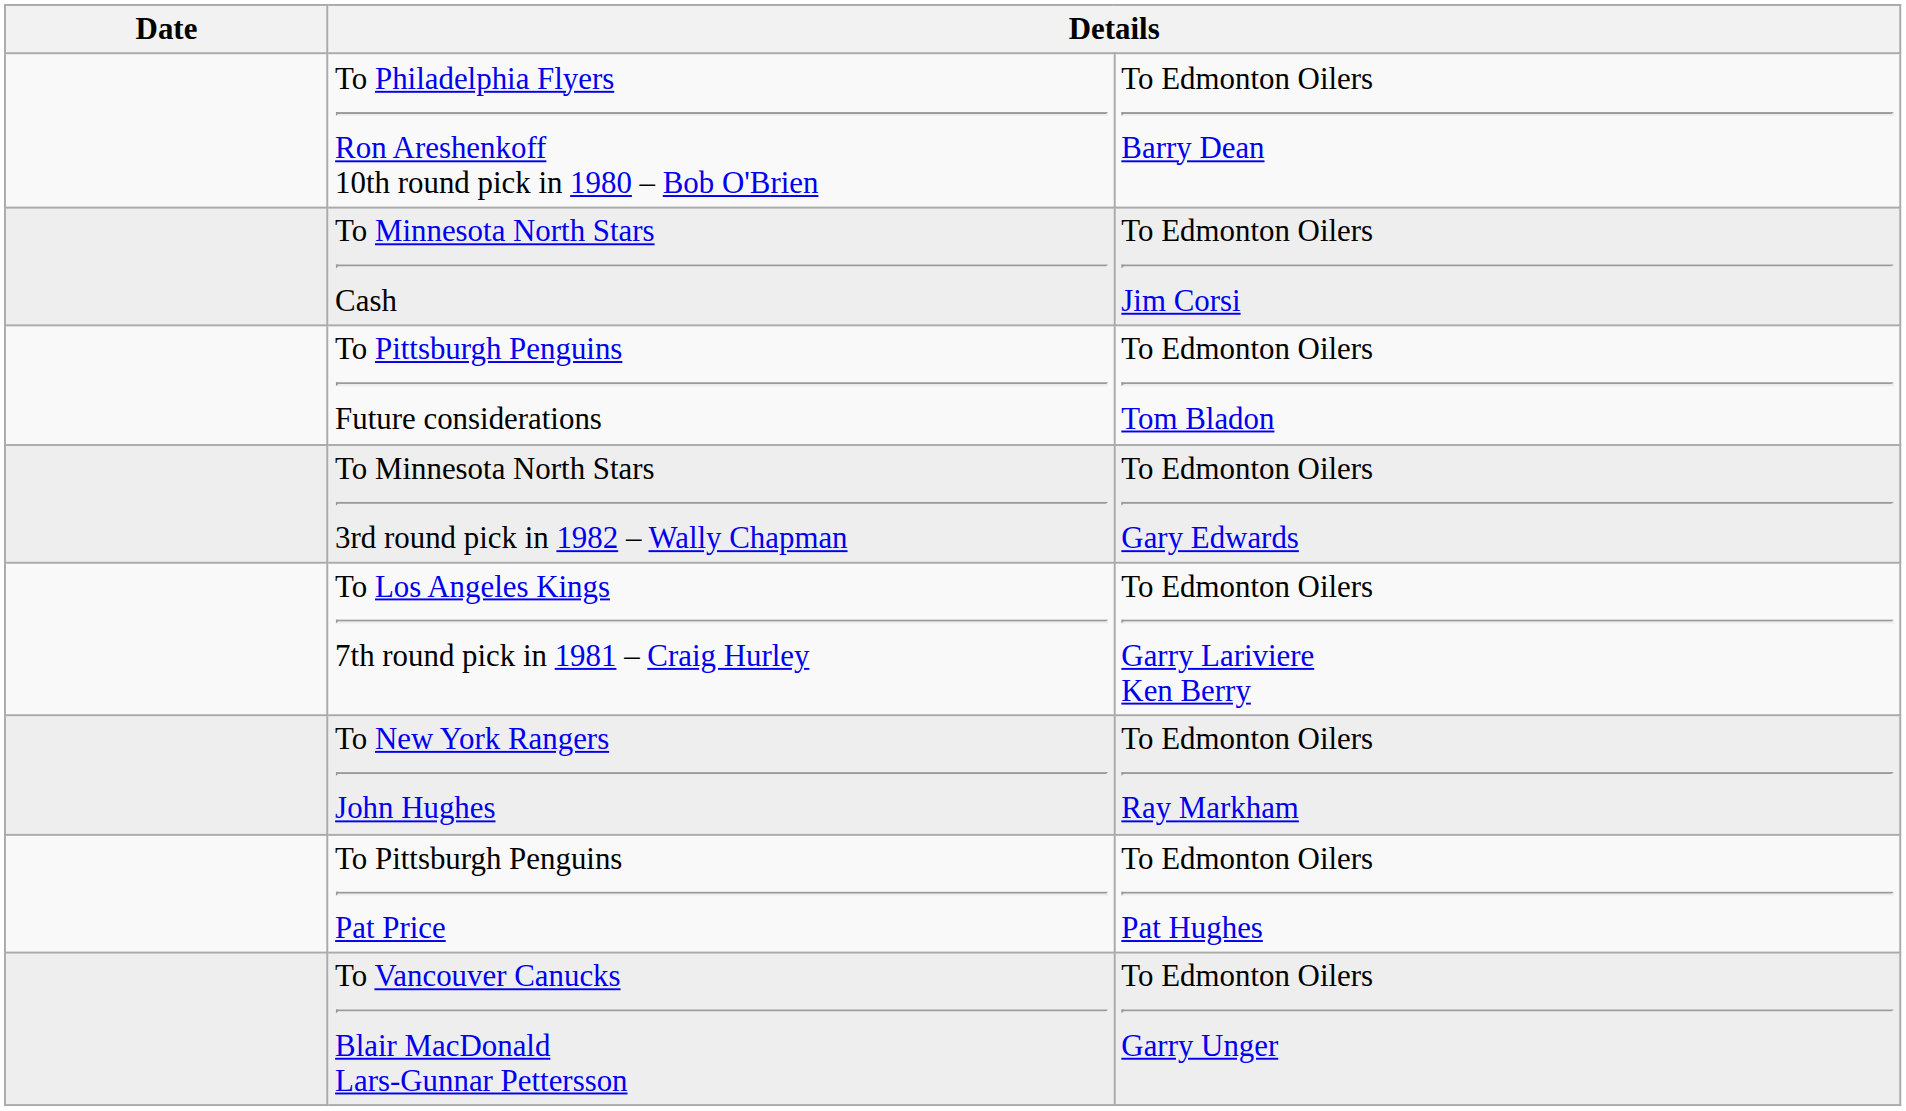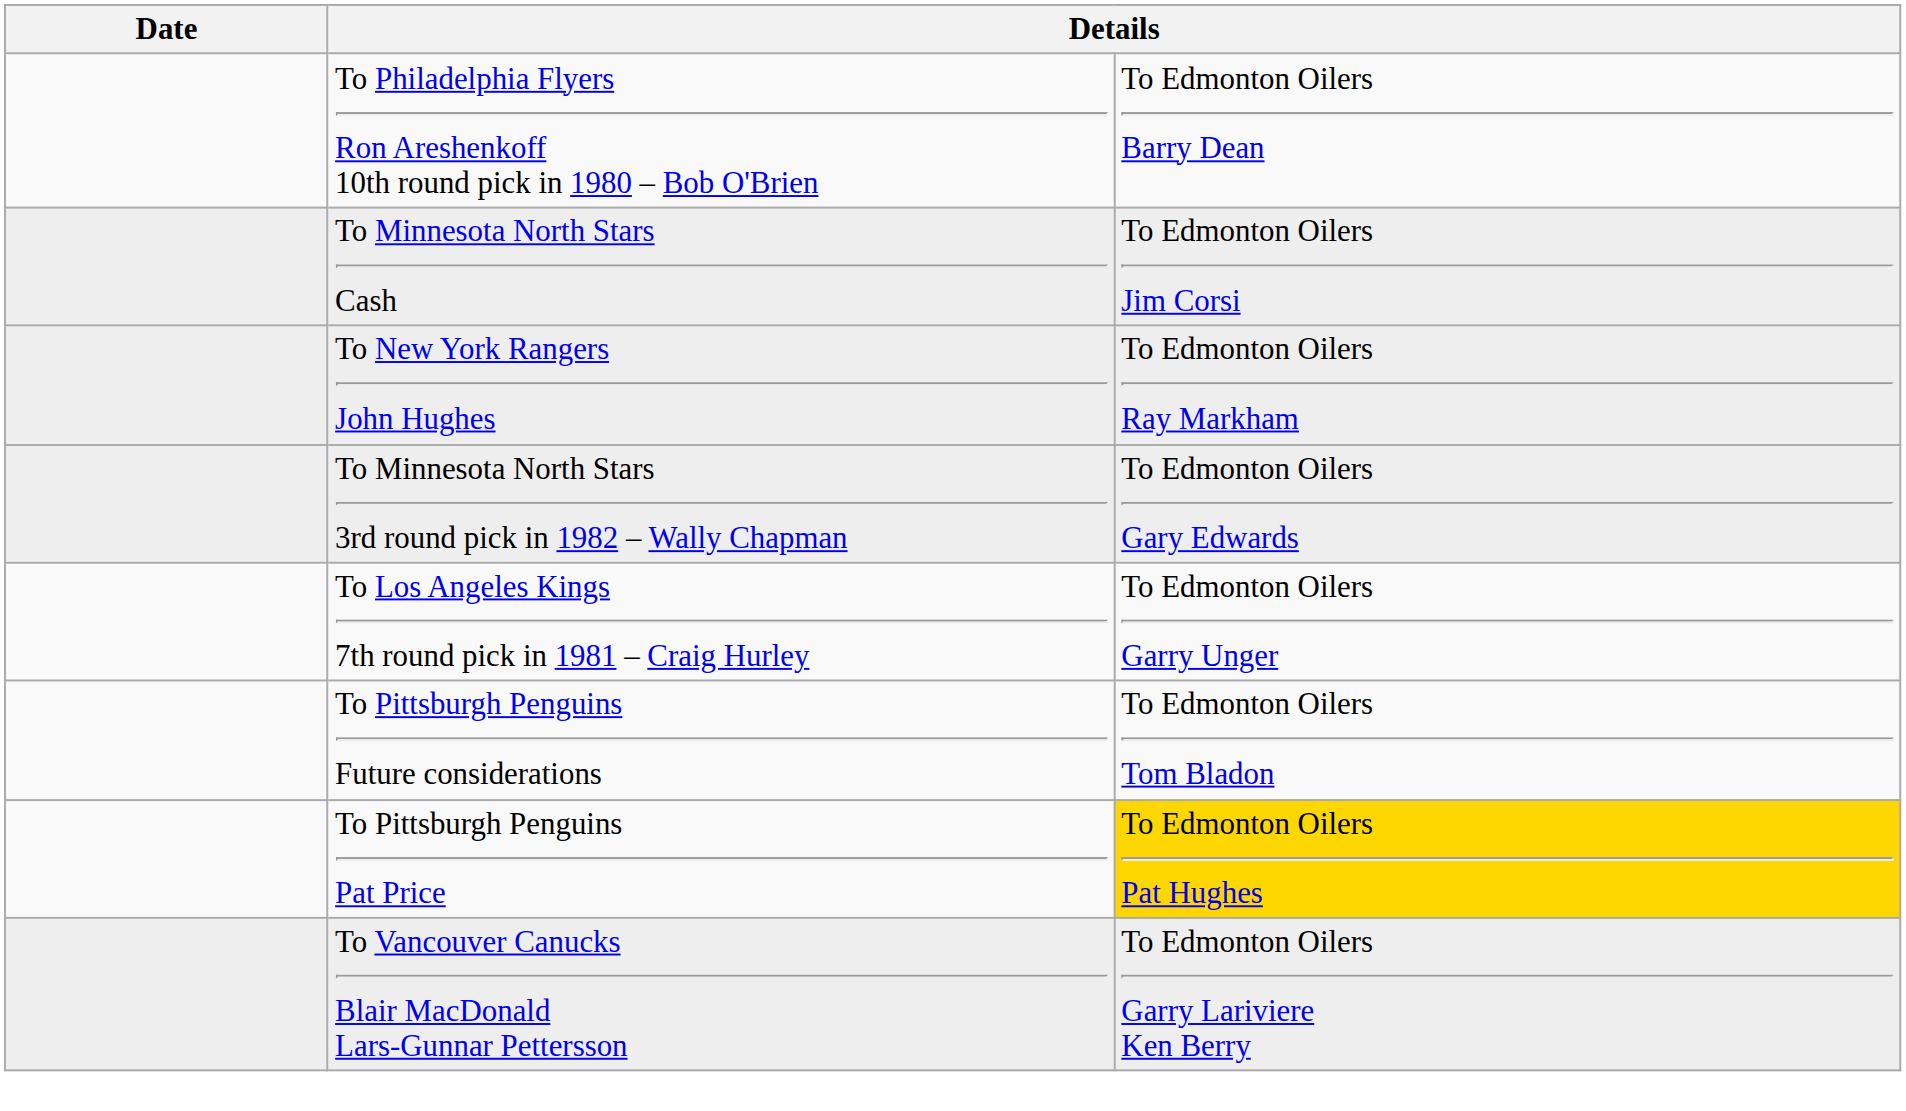rows swapped: (721, 384) <-> (721, 774)
(1507, 638) To Edmonton Oilers Garry Lariviere Ken Berry -> (1507, 621) To Edmonton Oilers Garry Unger
(1507, 892) no background -> (1507, 858) gold background
(1507, 1011) To Edmonton Oilers Garry Unger -> (1507, 993) To Edmonton Oilers Garry Lariviere Ken Berry
